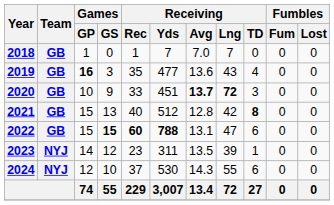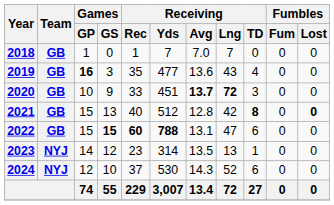(314, 111) normal -> (314, 111) bold
(168, 151) 311 -> (168, 151) 314
(230, 151) 39 -> (230, 151) 13
(230, 170) 55 -> (230, 170) 52
